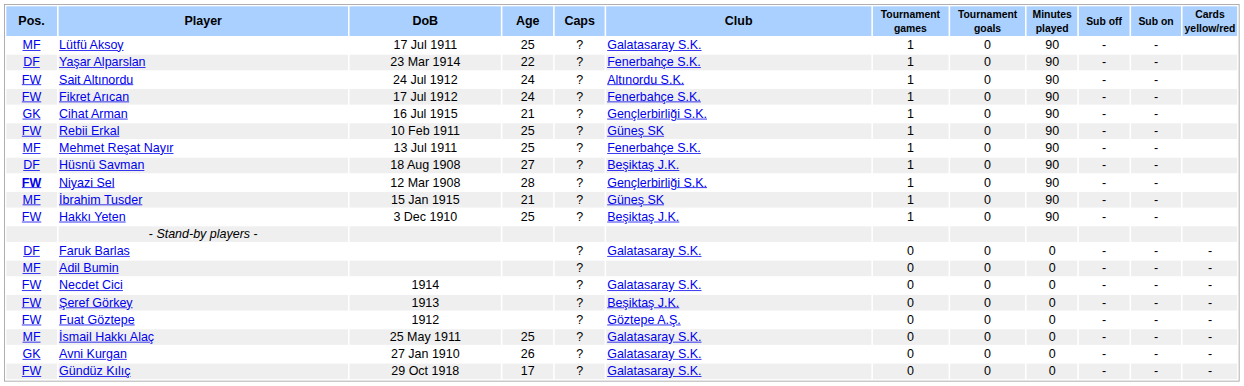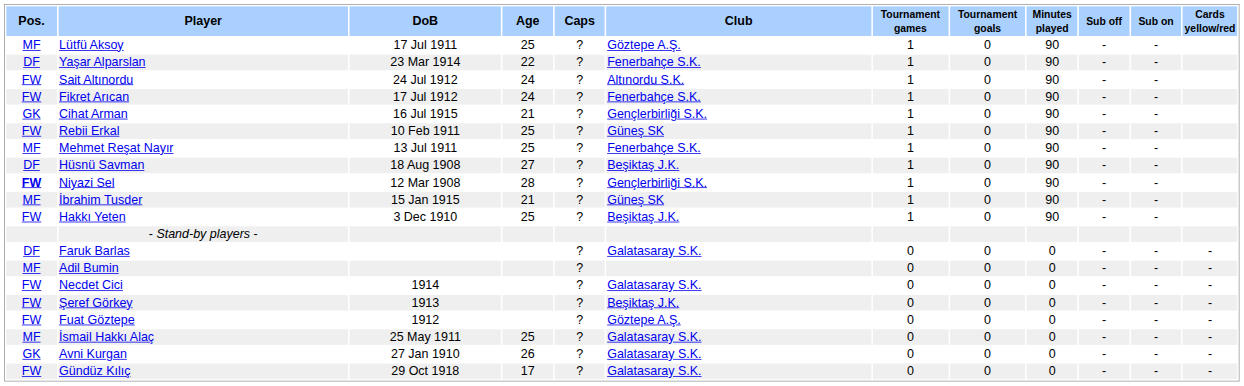(654, 45) Galatasaray S.K. -> (644, 45) Göztepe A.Ş.
